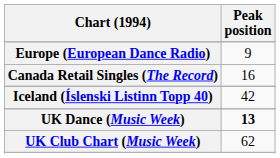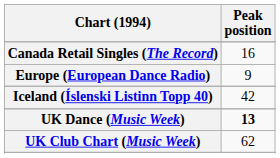rows swapped: (113, 75) <-> (113, 53)
